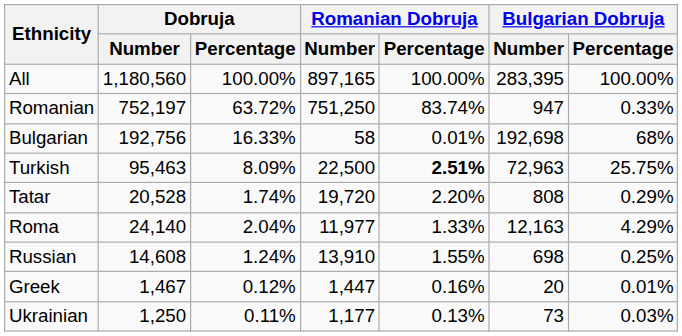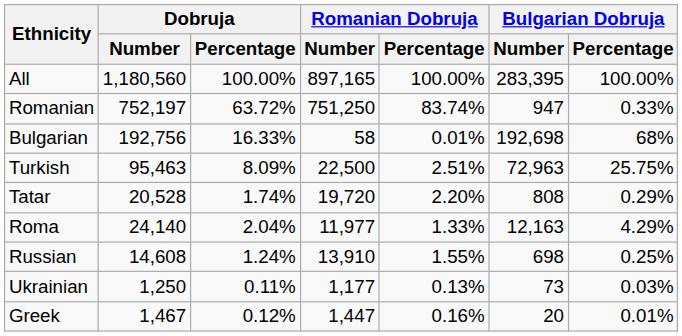(458, 167) bold -> (458, 167) normal
rows swapped: (48, 316) <-> (34, 286)
